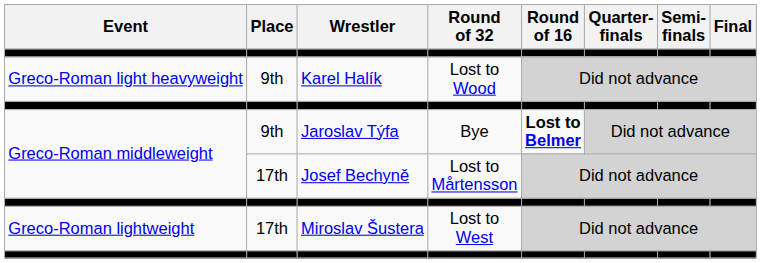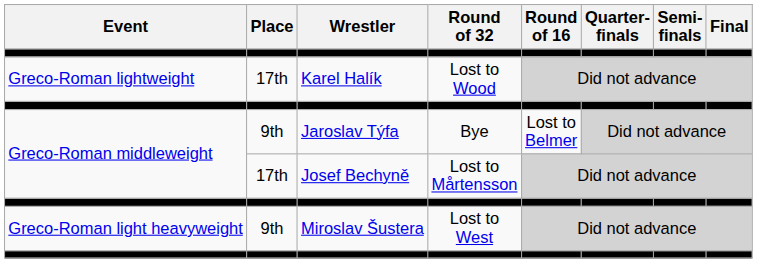(126, 79) Greco-Roman light heavyweight -> (101, 79) Greco-Roman lightweight
(272, 79) 9th -> (272, 79) 17th
(553, 131) bold -> (551, 131) normal
(101, 228) Greco-Roman lightweight -> (126, 228) Greco-Roman light heavyweight
(272, 228) 17th -> (272, 228) 9th
